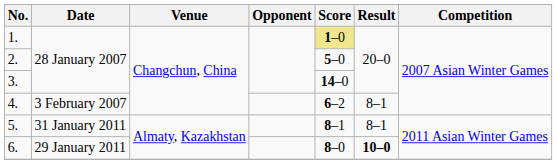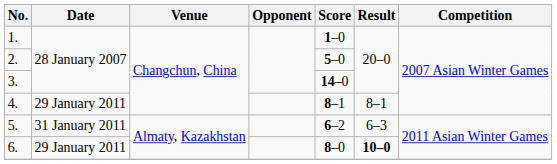(335, 37) khaki background -> (335, 37) no background
(81, 103) 3 February 2007 -> (80, 103) 29 January 2011
(335, 103) 6–2 -> (335, 103) 8–1
(335, 125) 8–1 -> (335, 125) 6–2
(376, 125) 8–1 -> (376, 125) 6–3
